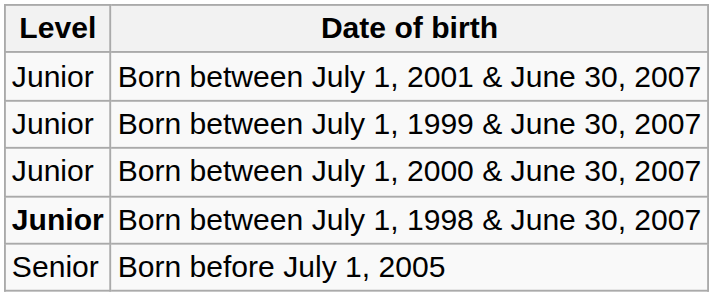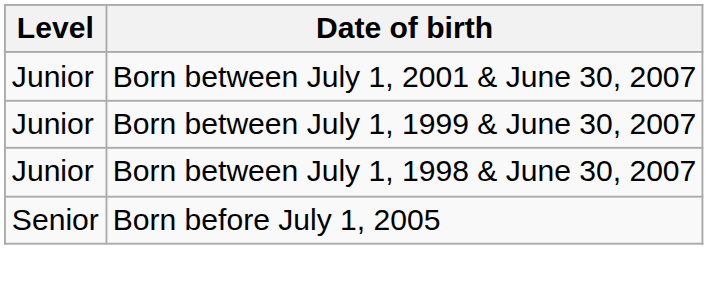- row: (409, 171)
(58, 219) bold -> (53, 171) normal
